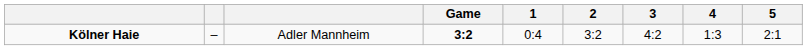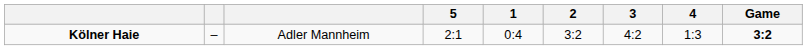columns swapped: (463, 14) <-> (772, 14)
